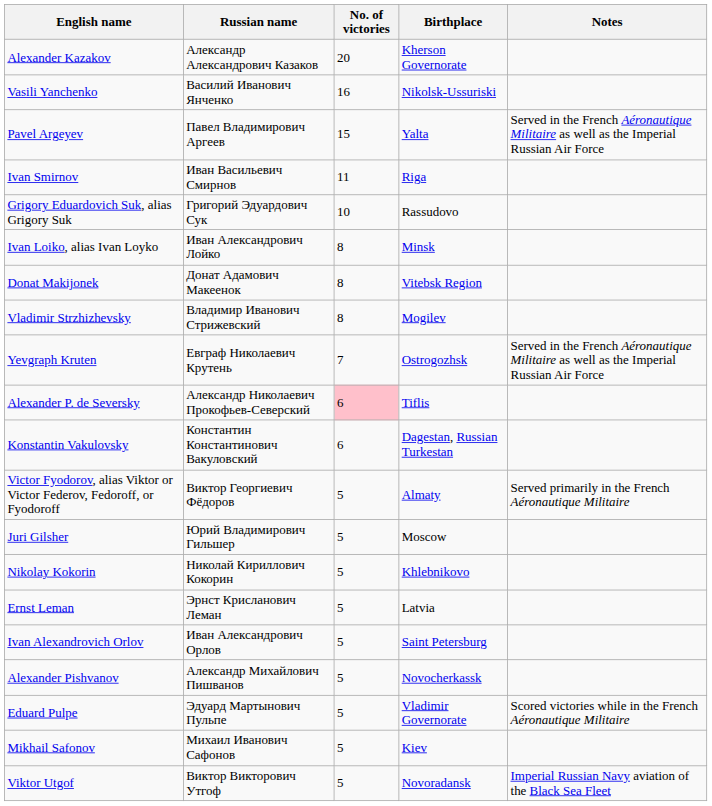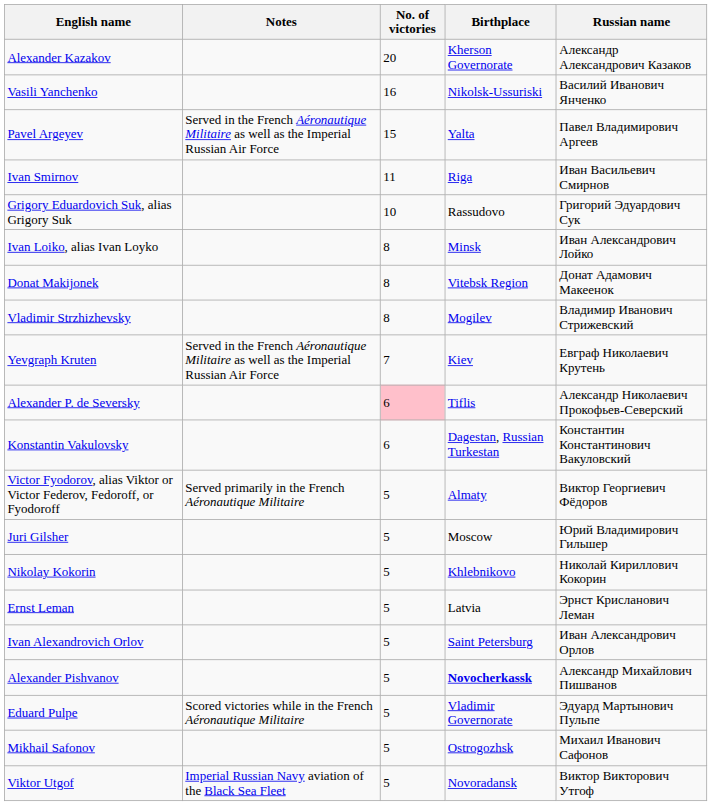columns swapped: (259, 22) <-> (607, 22)
(434, 360) Ostrogozhsk -> (460, 360) Kiev
(442, 677) normal -> (490, 677) bold
(414, 747) Kiev -> (481, 747) Ostrogozhsk
